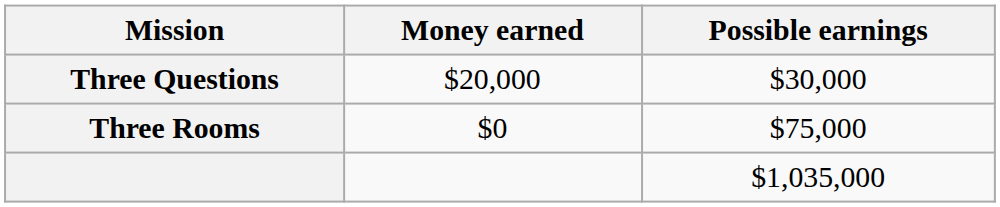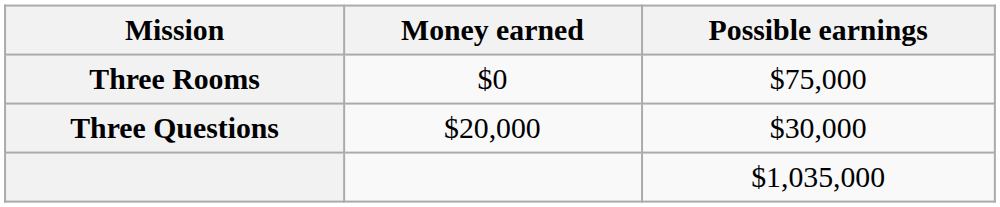rows swapped: (175, 78) <-> (175, 127)
